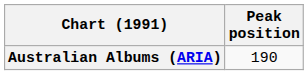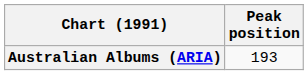(264, 58) 190 -> (264, 58) 193
